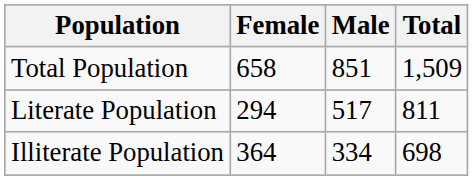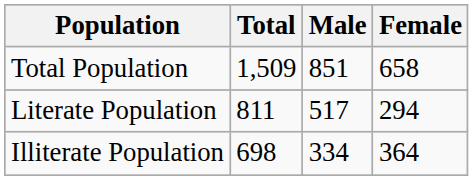columns swapped: (432, 25) <-> (278, 25)
